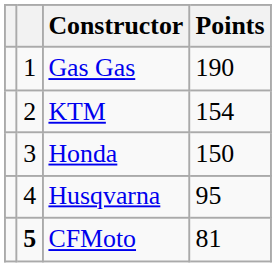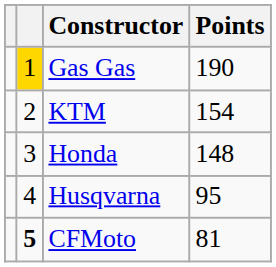(30, 68) no background -> (30, 68) gold background
(215, 153) 150 -> (215, 153) 148
